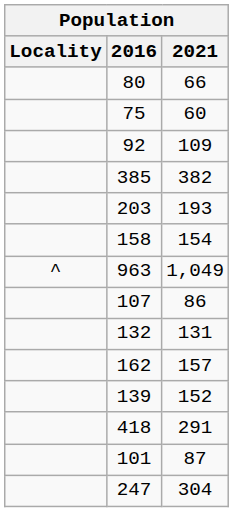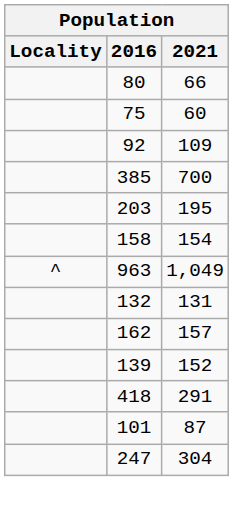(195, 177) 382 -> (195, 177) 700
(195, 209) 193 -> (195, 209) 195
- row: (134, 303)
